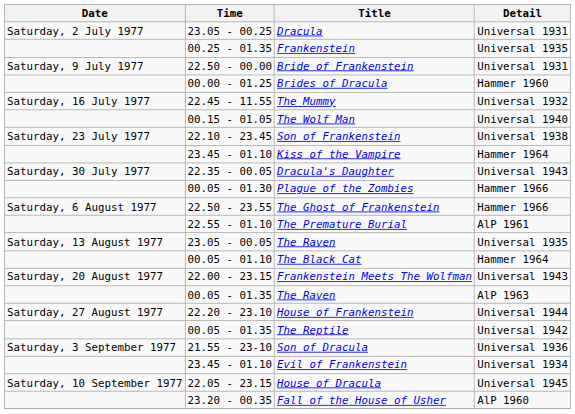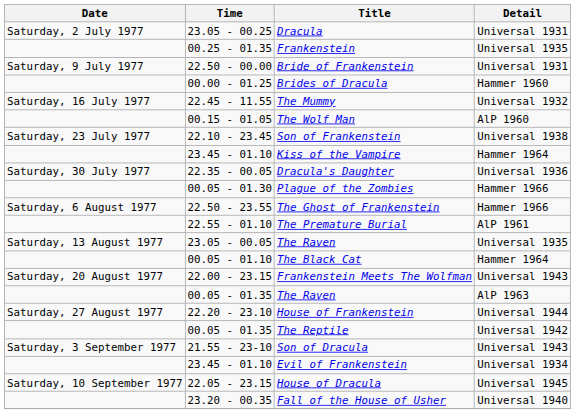(523, 119) Universal 1940 -> (503, 119) AlP 1960
(523, 171) Universal 1943 -> (523, 171) Universal 1936
(523, 347) Universal 1936 -> (523, 347) Universal 1943
(503, 400) AlP 1960 -> (523, 400) Universal 1940
